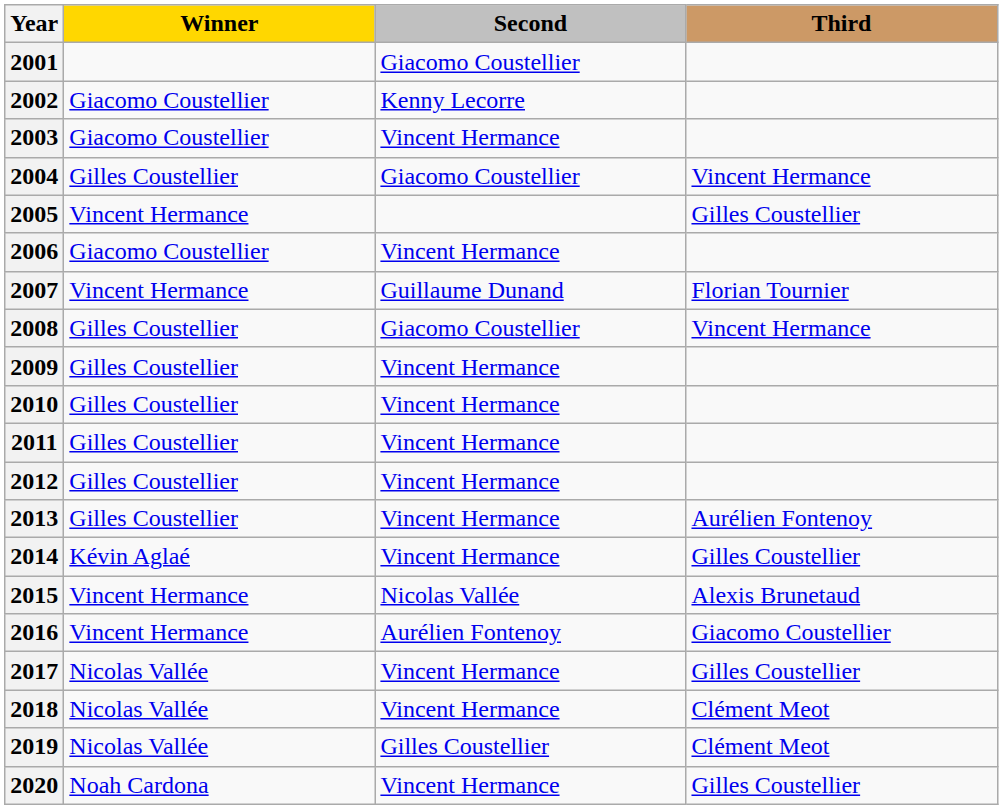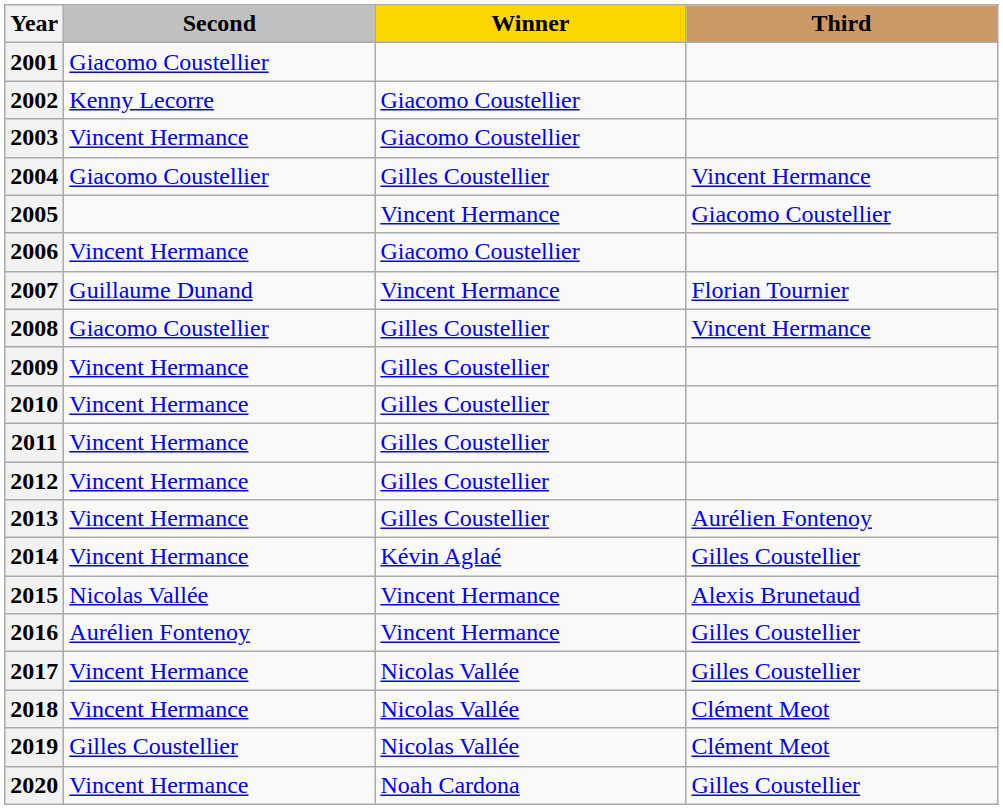columns swapped: (219, 23) <-> (530, 23)
(776, 213) Gilles Coustellier -> (791, 213) Giacomo Coustellier
(791, 632) Giacomo Coustellier -> (776, 632) Gilles Coustellier
